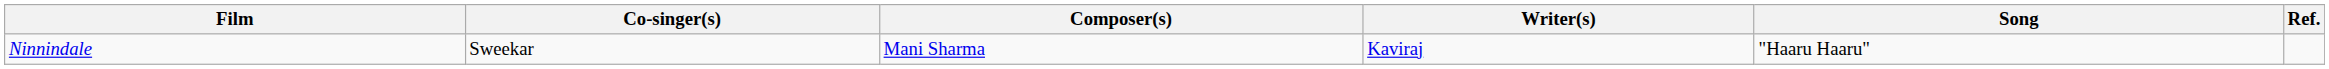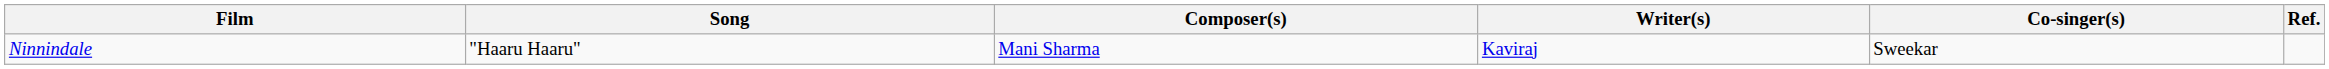columns swapped: (2019, 19) <-> (672, 19)
